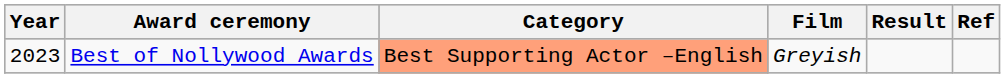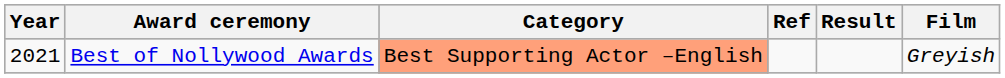columns swapped: (817, 22) <-> (976, 22)
(35, 56) 2023 -> (35, 56) 2021
